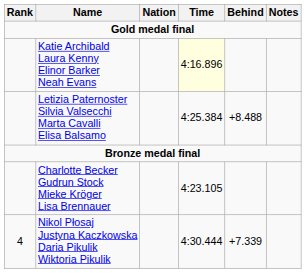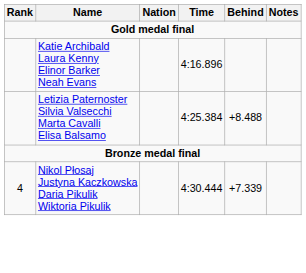(202, 65) lightyellow background -> (202, 65) no background
- row: (78, 188)
